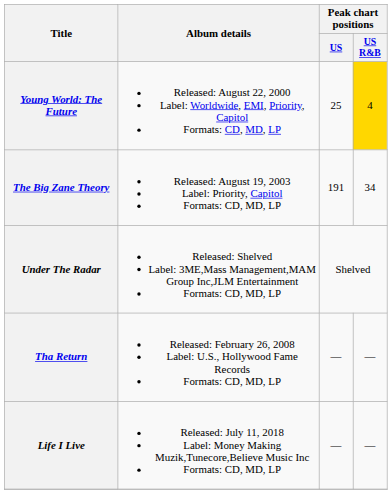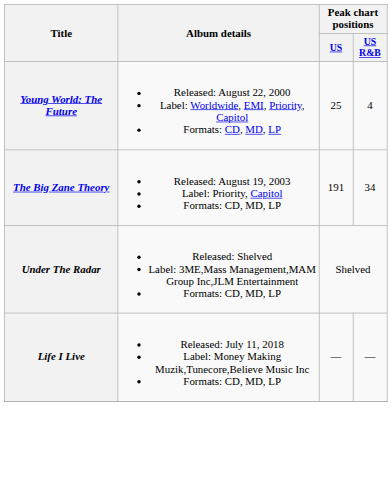(370, 105) gold background -> (370, 105) no background
- row: (61, 357)
